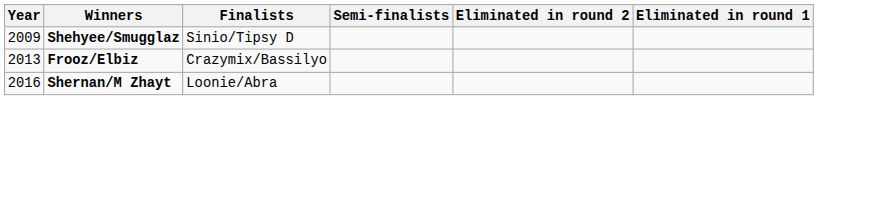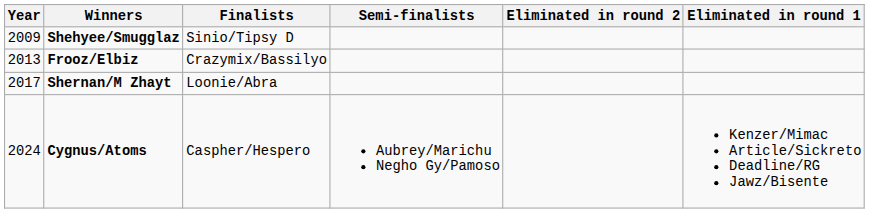(24, 83) 2016 -> (24, 83) 2017
+ row: (97, 151)
